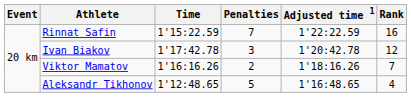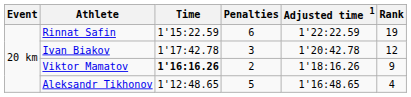(251, 32) 7 -> (251, 32) 6
(392, 32) 16 -> (392, 32) 19
(188, 66) normal -> (188, 66) bold
(392, 66) 7 -> (392, 66) 9
